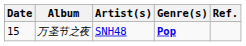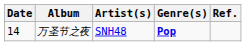(13, 31) 15 -> (13, 31) 14
